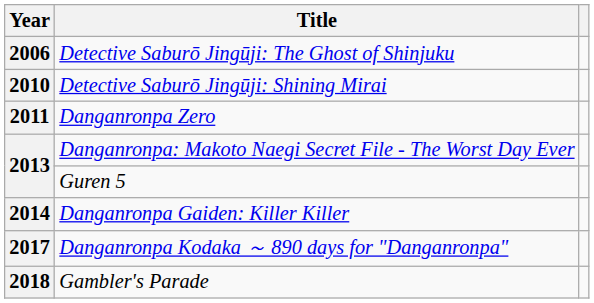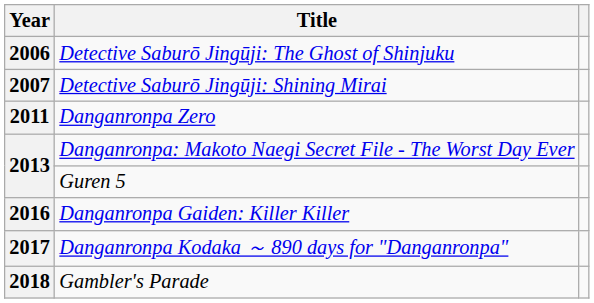(30, 85) 2010 -> (30, 85) 2007
(30, 213) 2014 -> (30, 213) 2016
